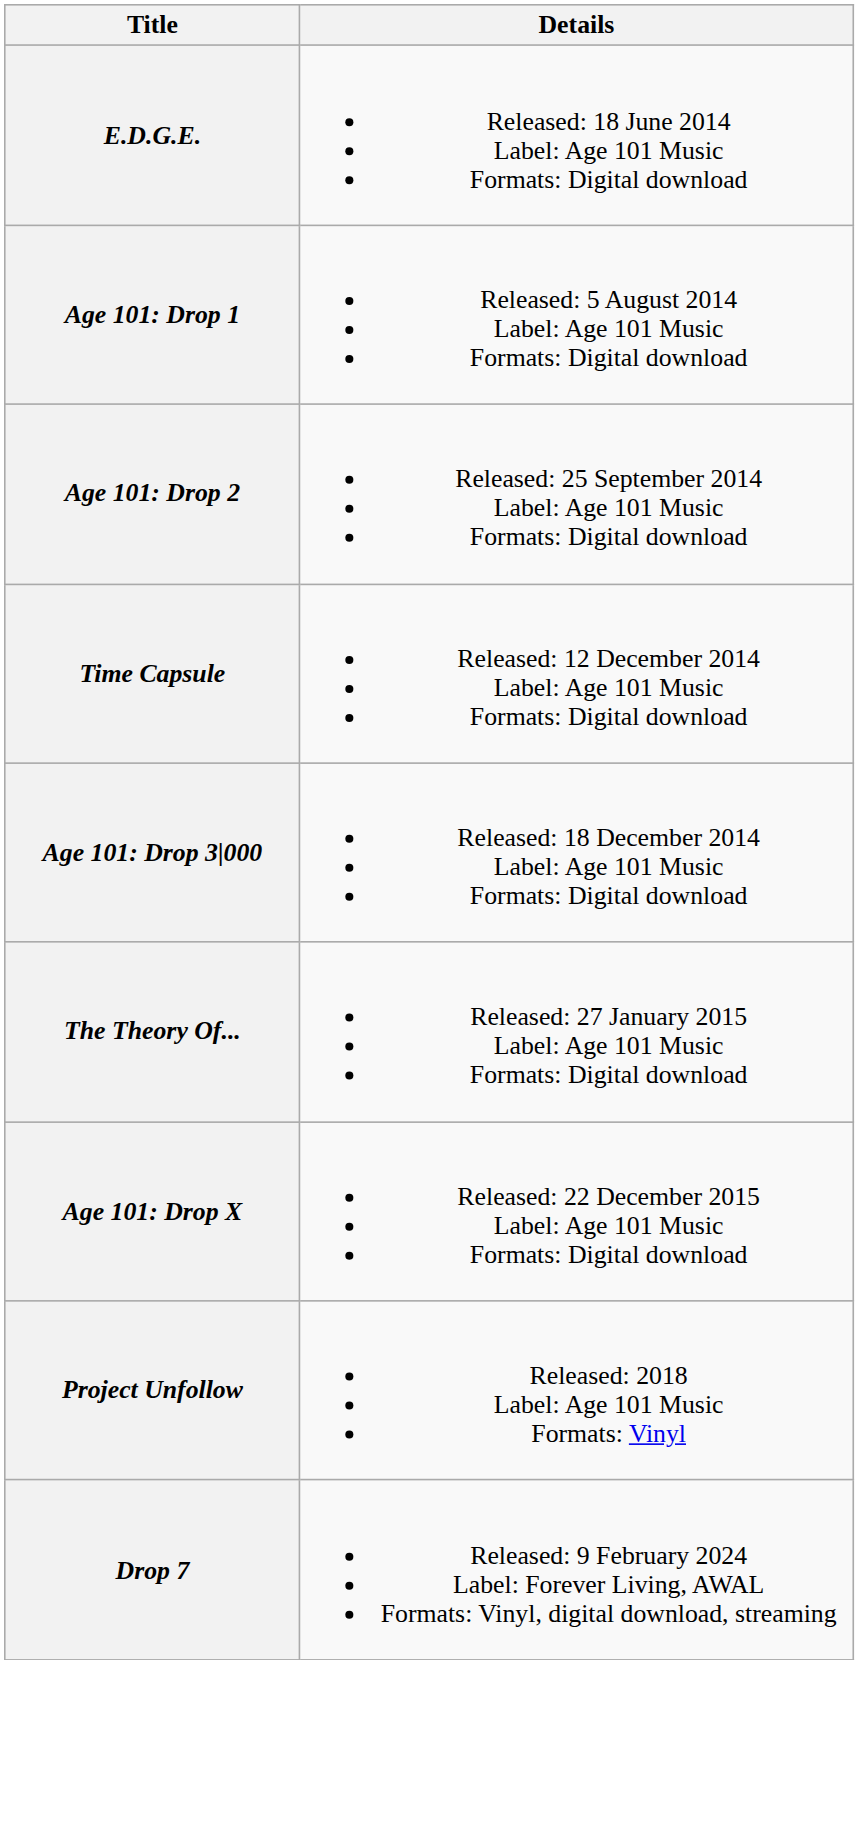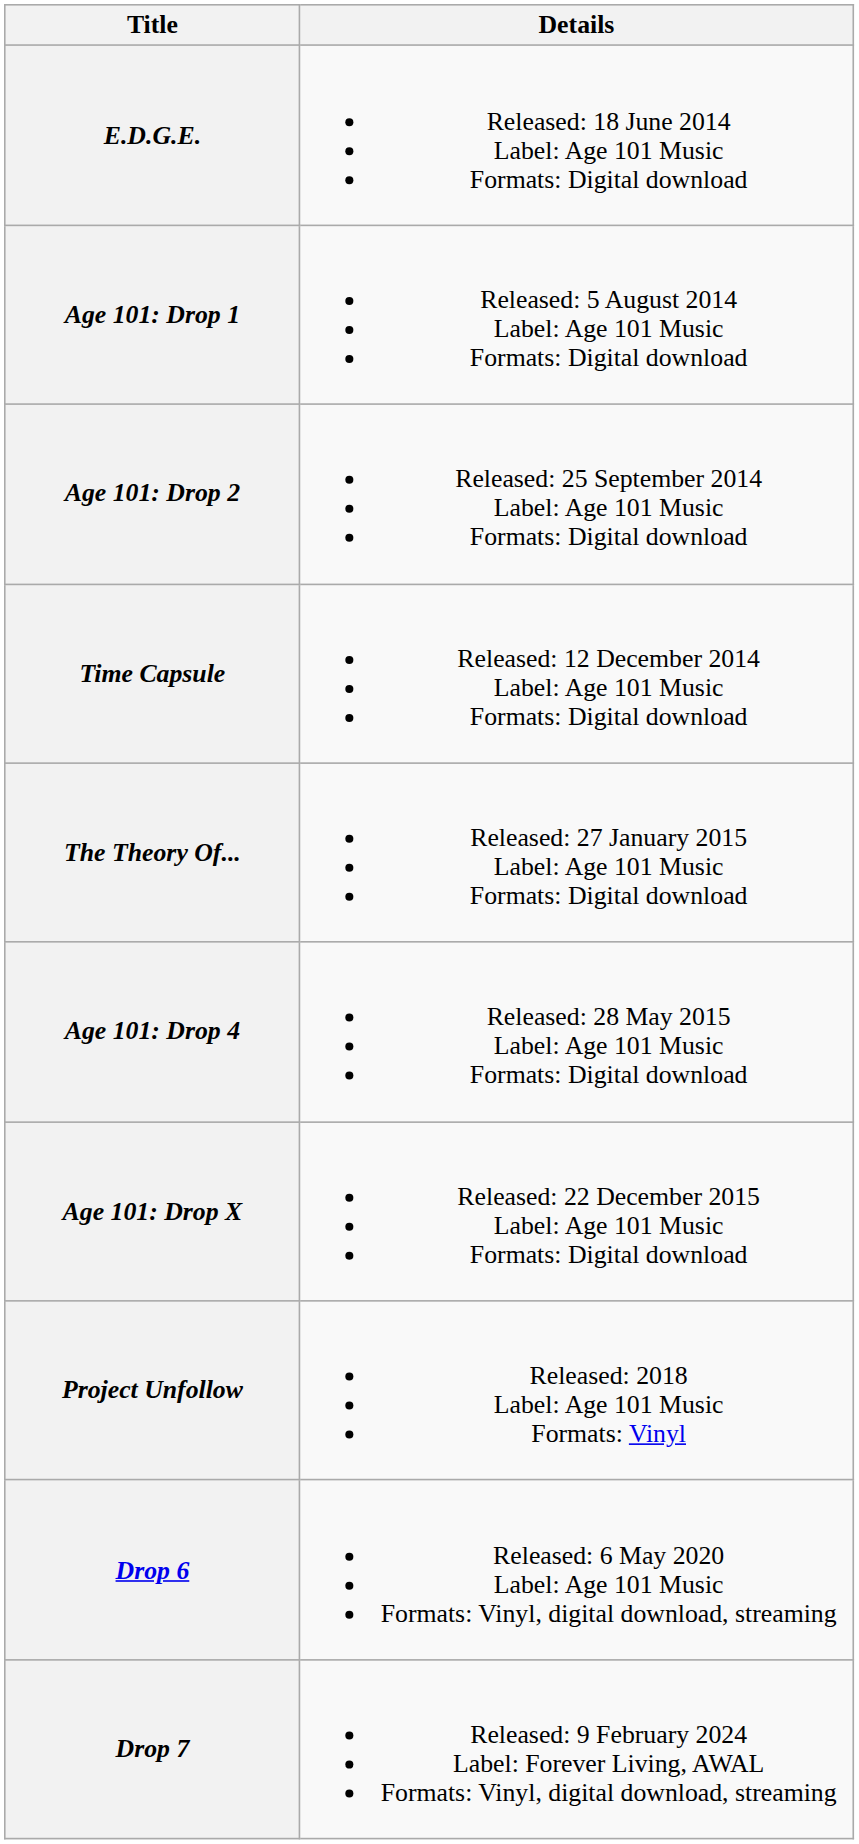- row: (152, 852)
+ row: (152, 1031)
+ row: (152, 1569)
